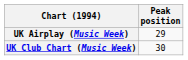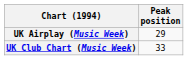(161, 48) 30 -> (161, 48) 33
